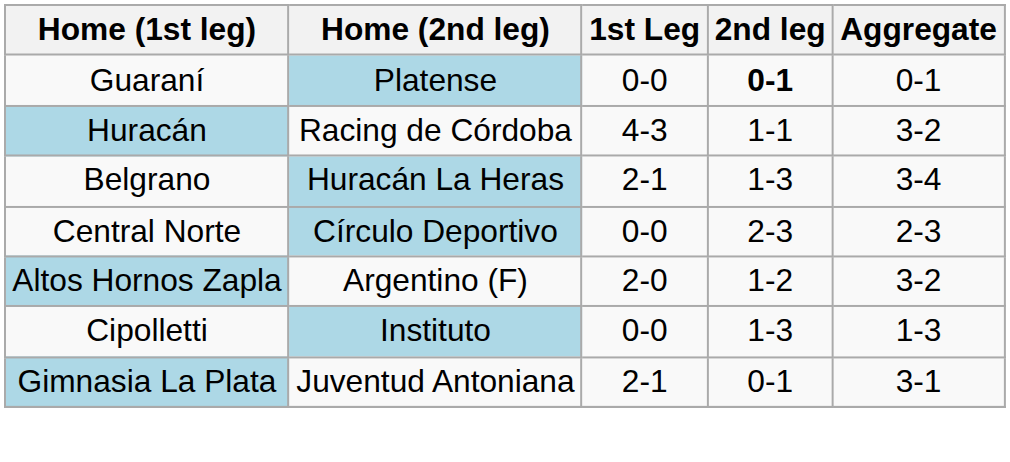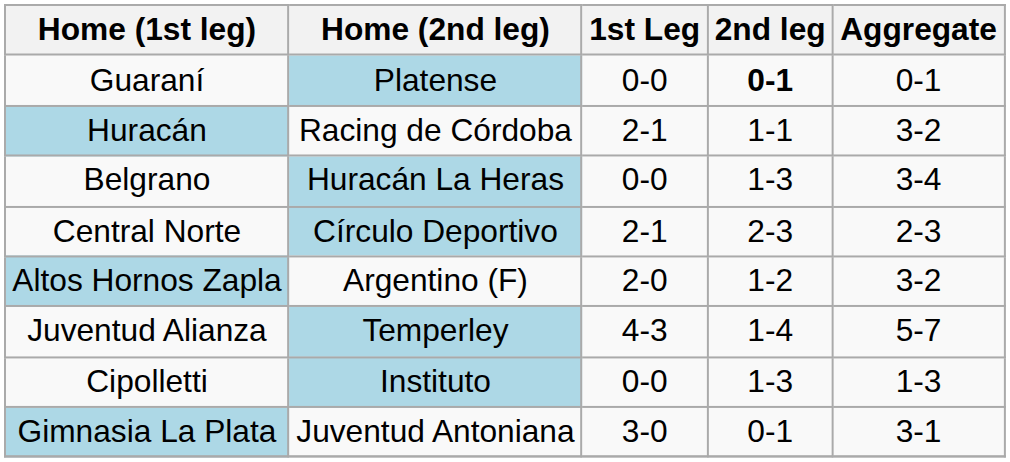(645, 130) 4-3 -> (645, 130) 2-1
(645, 180) 2-1 -> (645, 180) 0-0
(645, 230) 0-0 -> (645, 230) 2-1
+ row: (147, 331)
(645, 381) 2-1 -> (645, 431) 3-0
